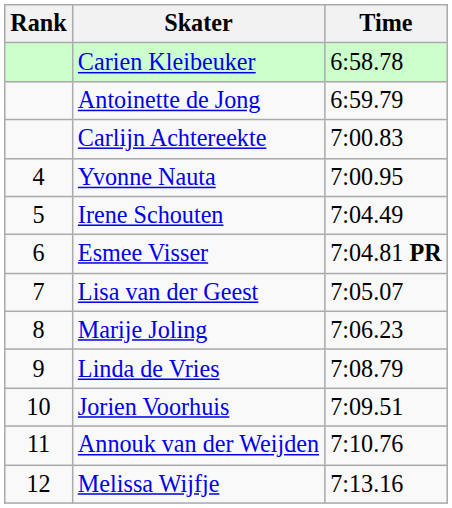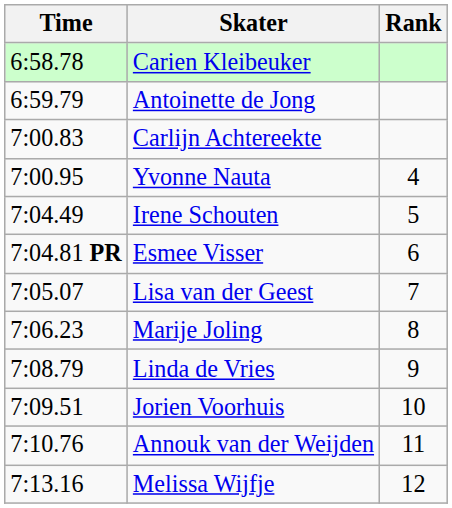columns swapped: (39, 23) <-> (386, 23)
